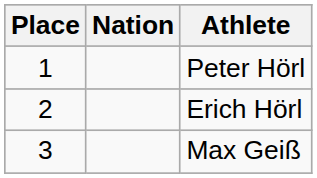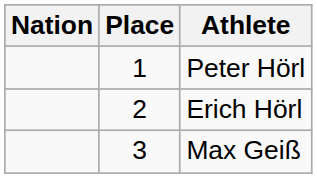columns swapped: (45, 25) <-> (133, 25)
